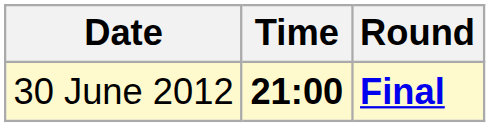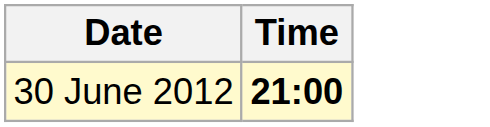- column: (418, 33)
